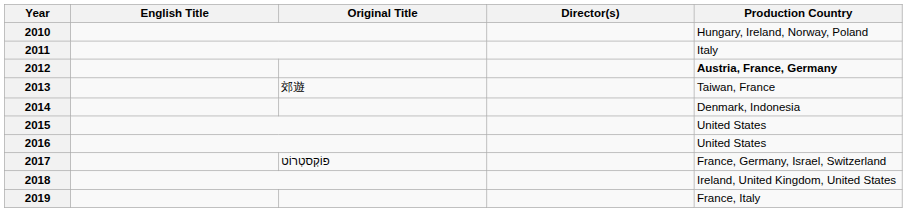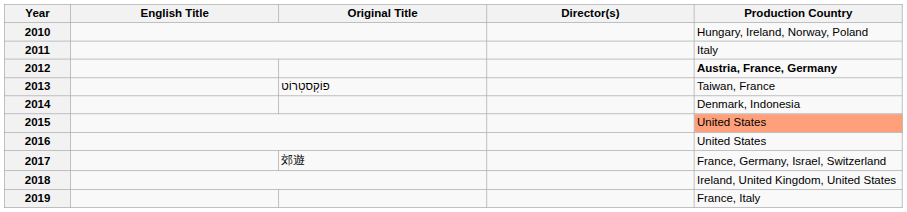(293, 87) 郊遊 -> (306, 86) פוֹקְסטְרוֹט
(732, 125) no background -> (732, 123) lightsalmon background
(306, 161) פוֹקְסטְרוֹט -> (293, 160) 郊遊
